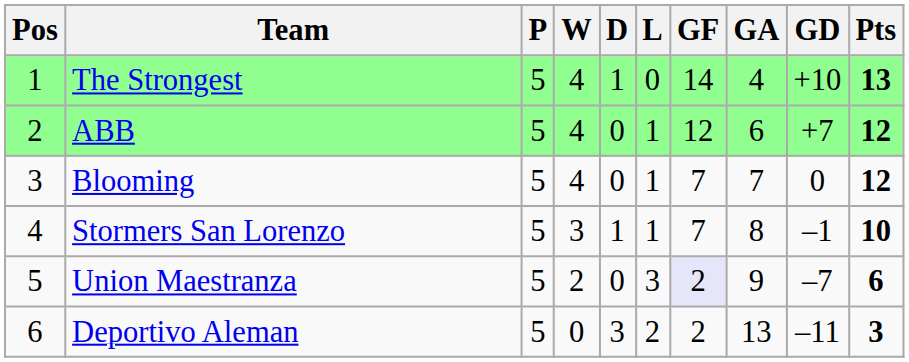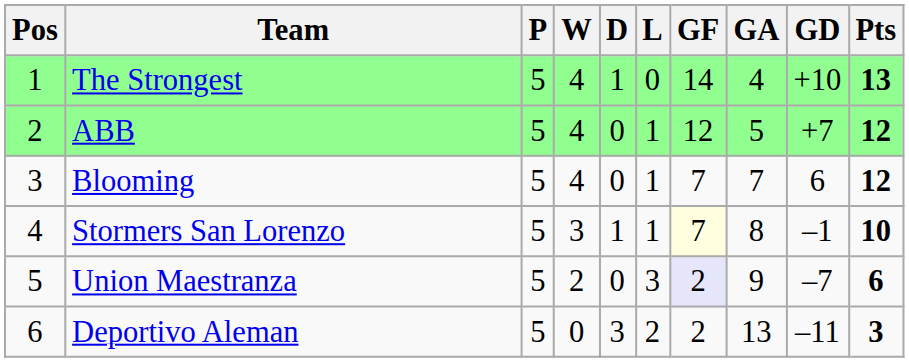(756, 130) 6 -> (756, 130) 5
(817, 181) 0 -> (817, 181) 6
(698, 231) no background -> (698, 231) lightyellow background
